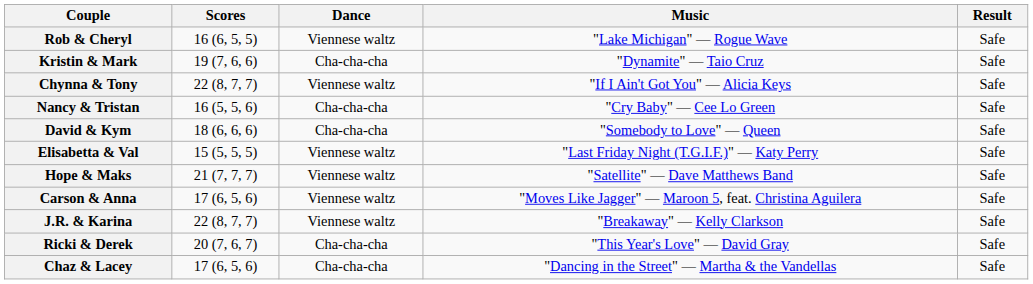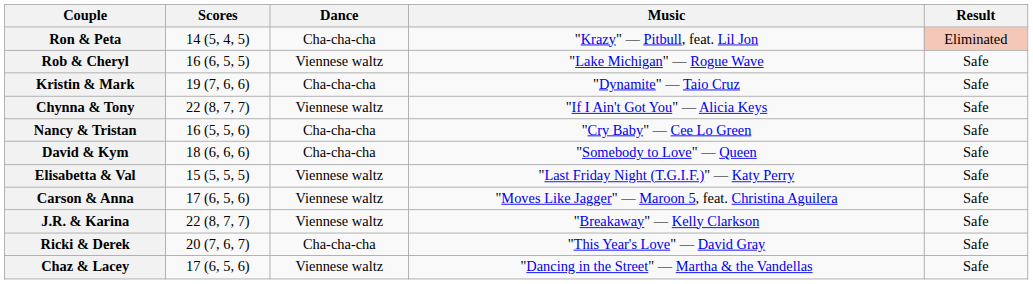+ row: (85, 38)
- row: (88, 175)
(351, 267) Cha-cha-cha -> (339, 267) Viennese waltz
